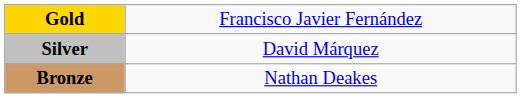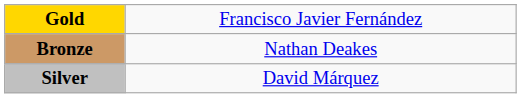rows swapped: (65, 48) <-> (65, 78)
